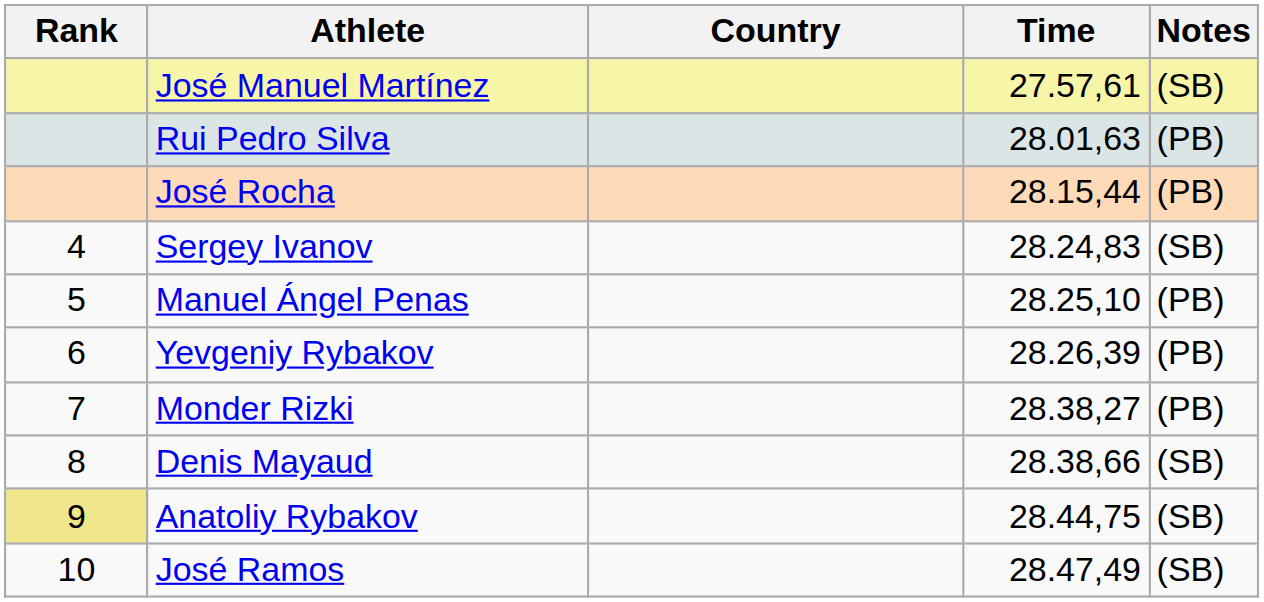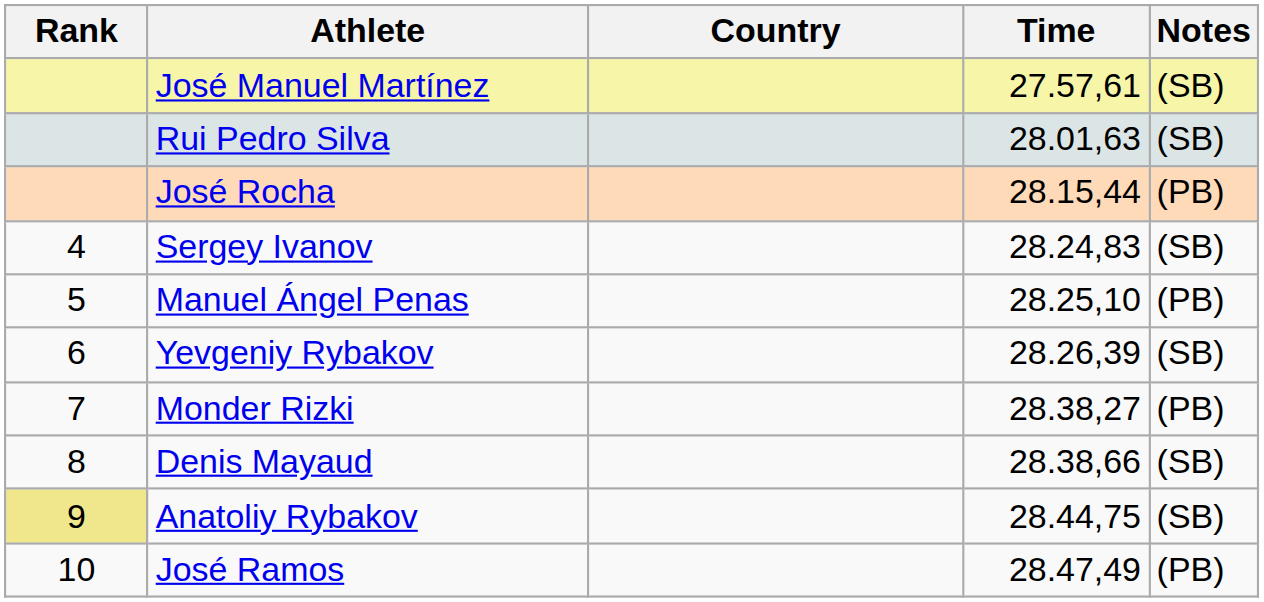(1191, 138) (PB) -> (1191, 138) (SB)
(1191, 354) (PB) -> (1191, 354) (SB)
(1191, 569) (SB) -> (1191, 569) (PB)
